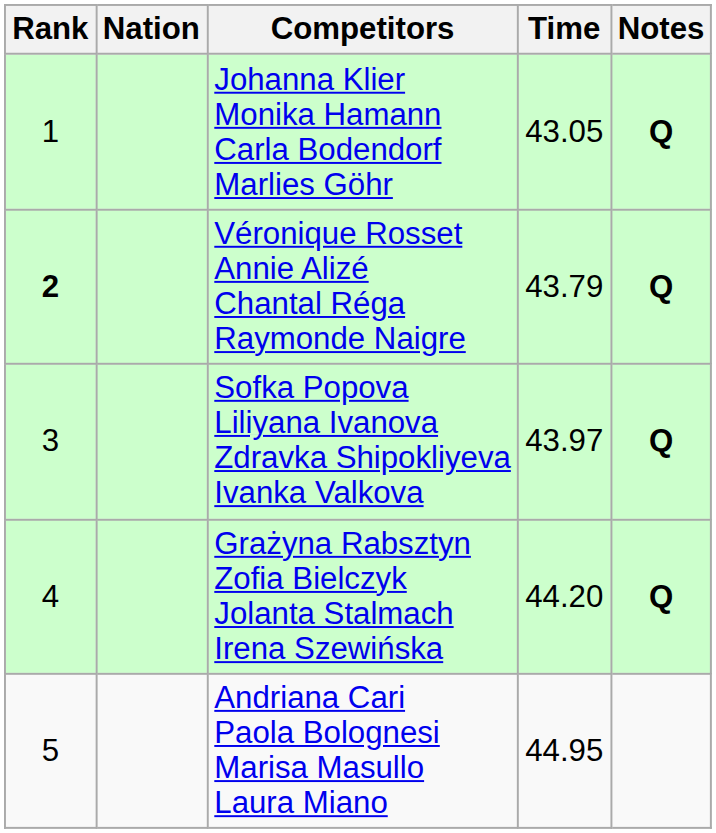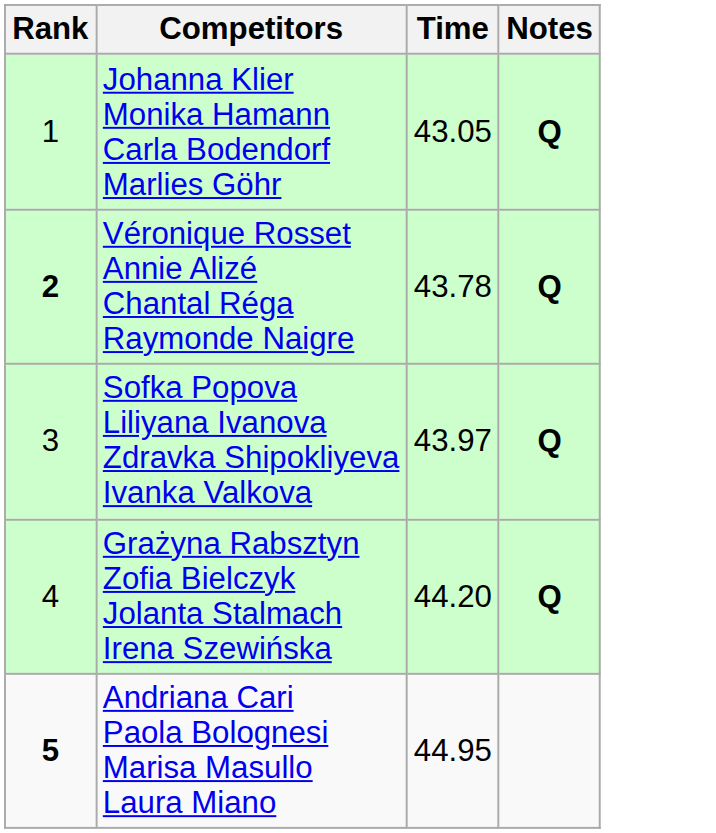- column: (151, 29)
(564, 286) 43.79 -> (453, 286) 43.78
(50, 750) normal -> (50, 750) bold
